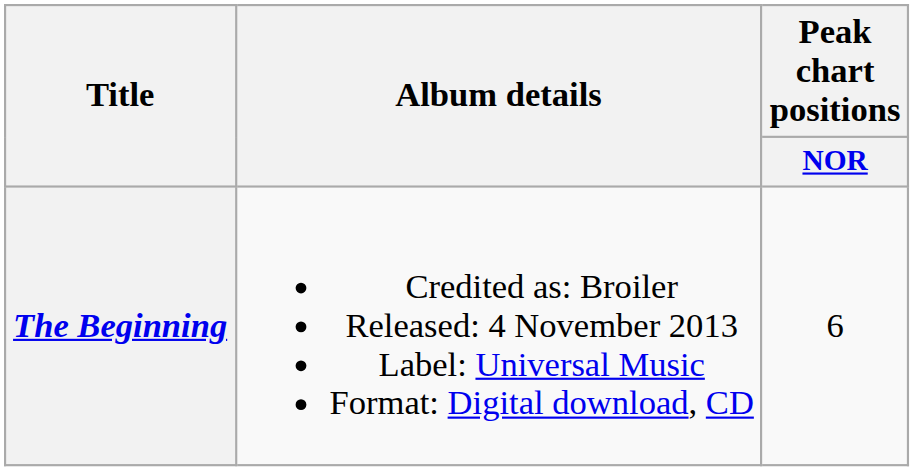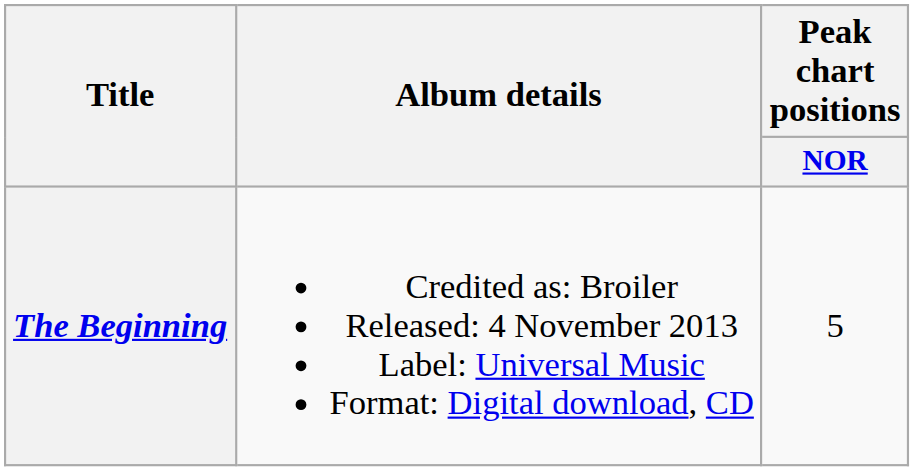(835, 325) 6 -> (835, 325) 5
